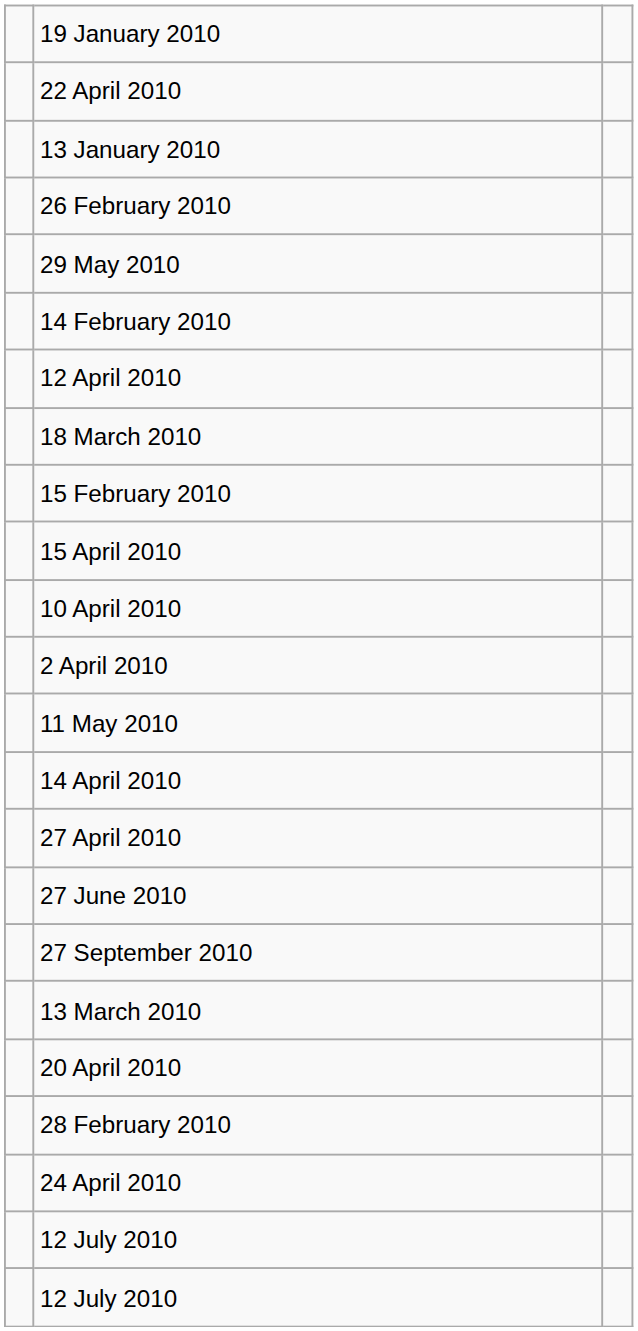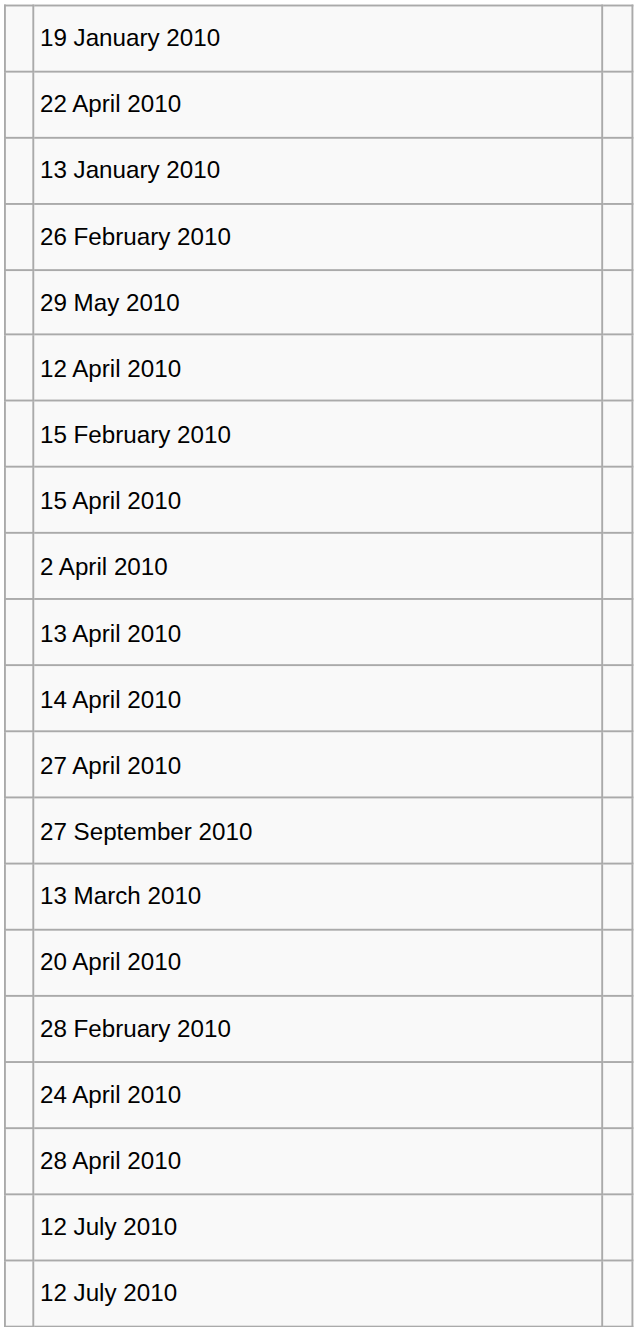- row: (20, 321)
- row: (20, 436)
- row: (20, 608)
- row: (20, 723)
+ row: (20, 632)
- row: (20, 895)
+ row: (20, 1161)
